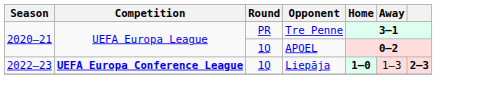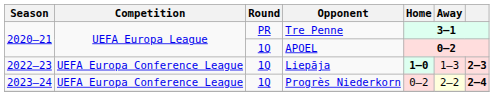(150, 65) bold -> (150, 65) normal
+ row: (343, 83)
